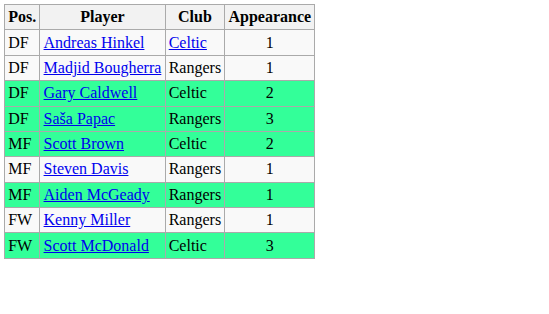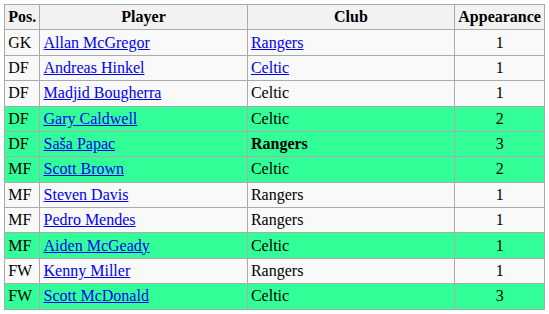+ row: (97, 42)
(195, 67) Rangers -> (270, 93) Celtic
(195, 118) normal -> (279, 144) bold
+ row: (90, 220)
(195, 194) Rangers -> (270, 245) Celtic
